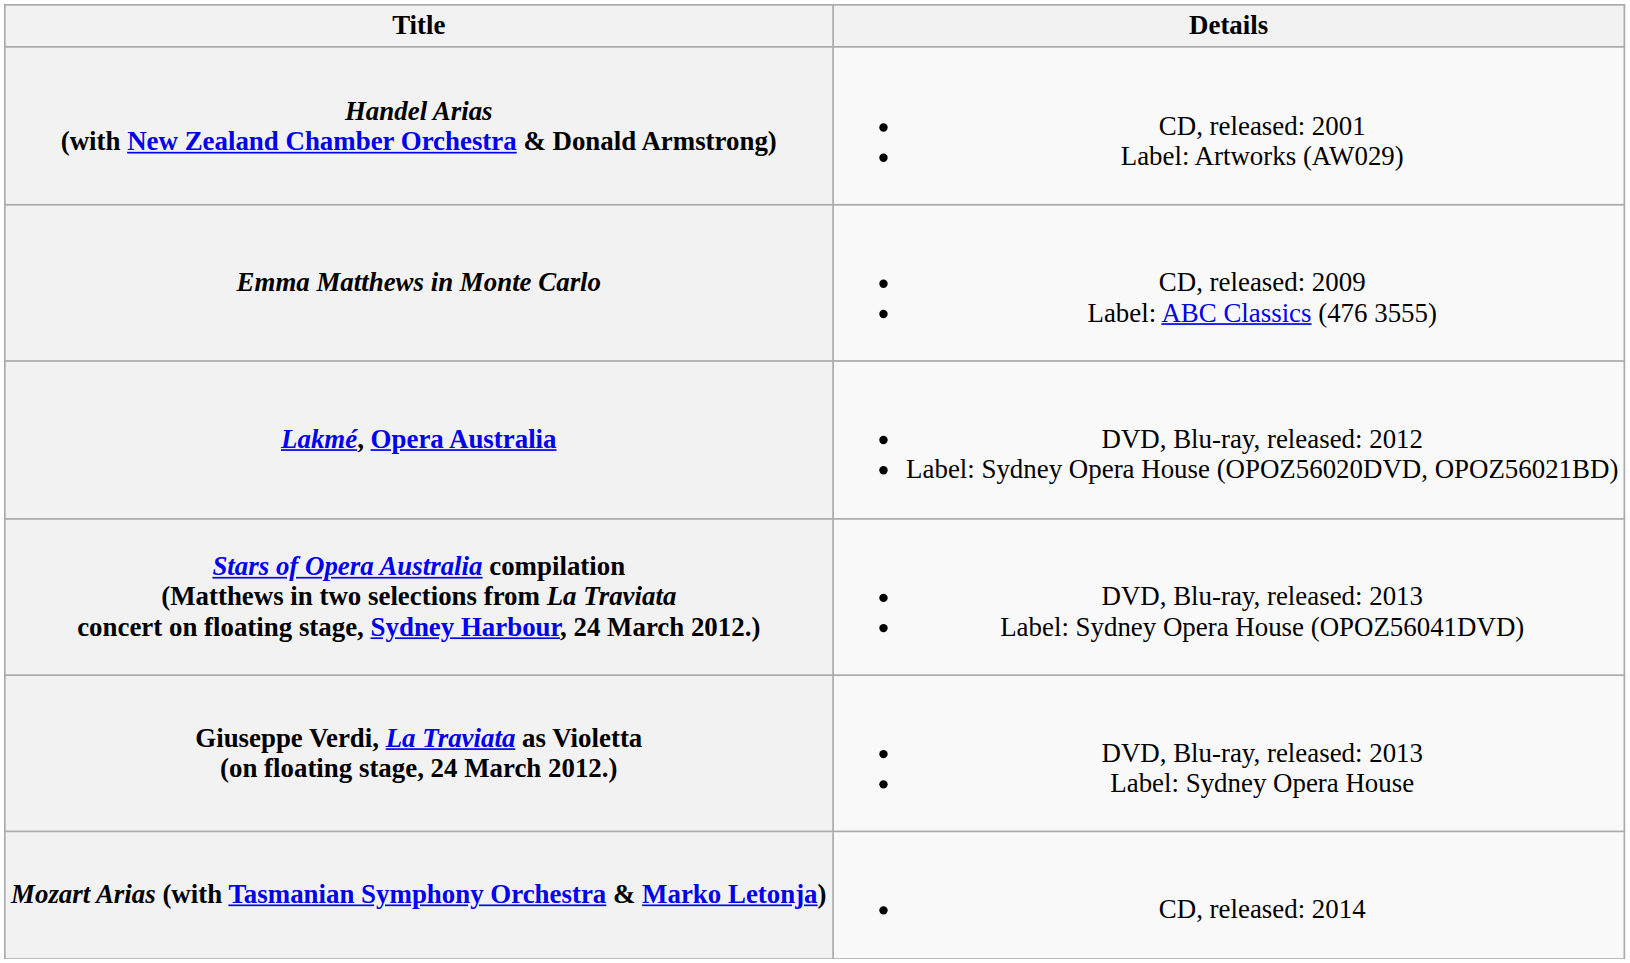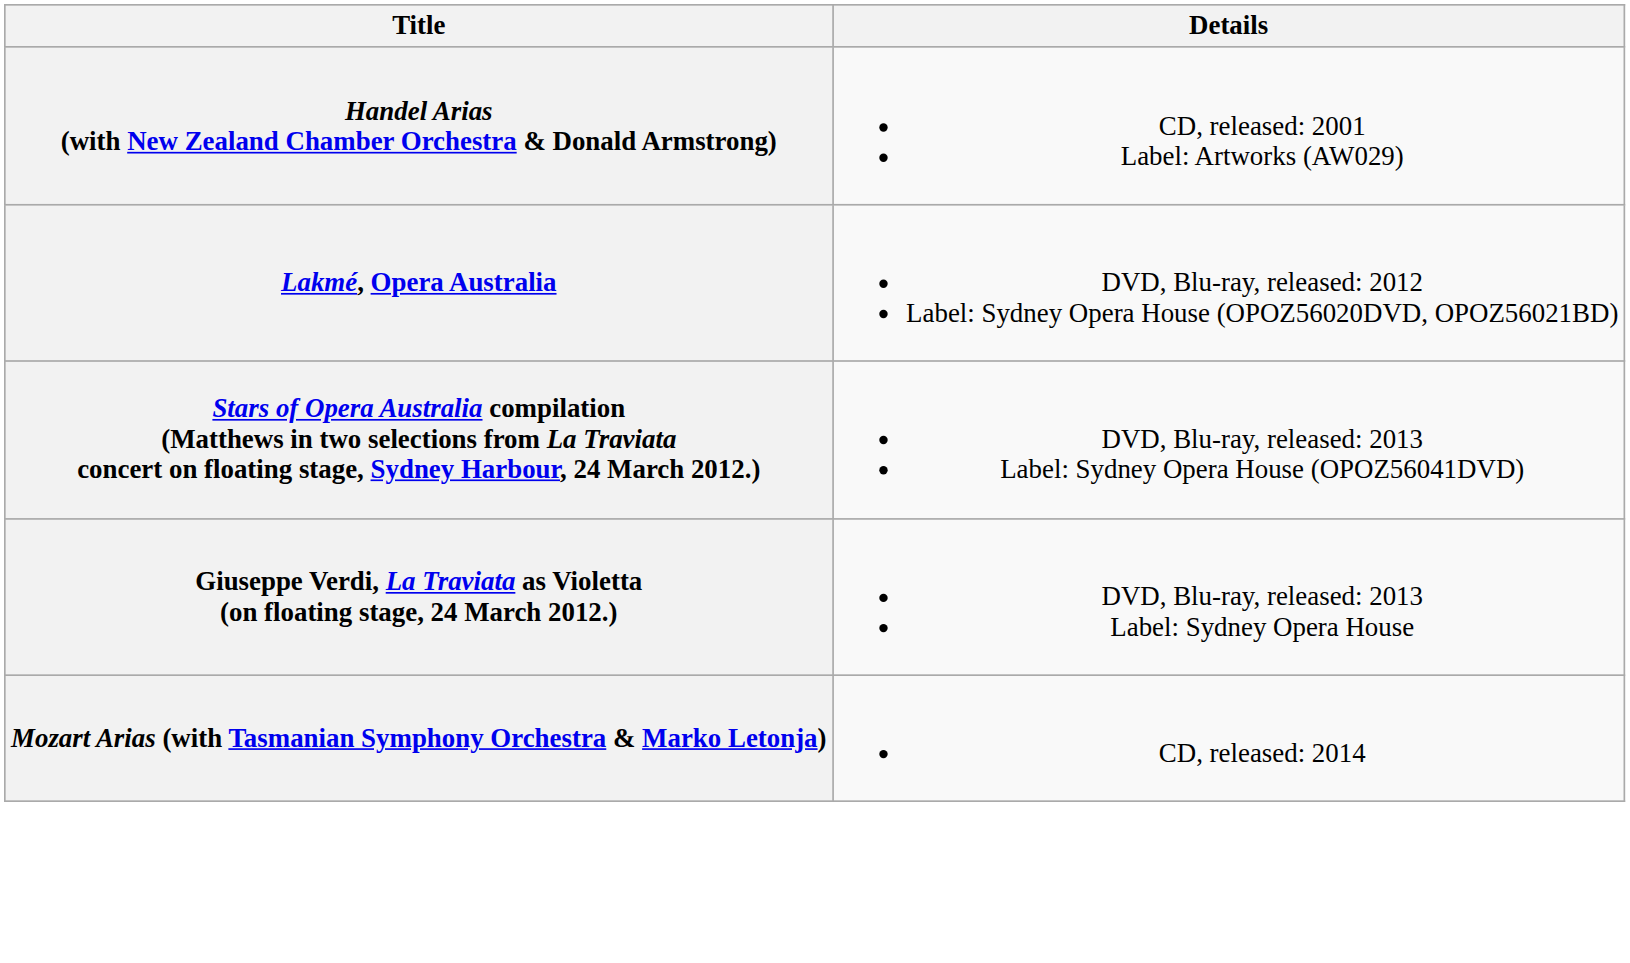- row: (419, 282)
